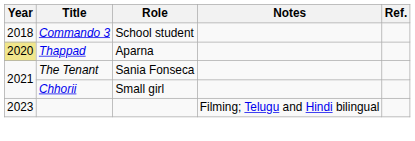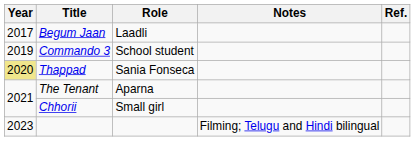+ row: (72, 32)
(20, 32) 2018 -> (20, 51) 2019
(135, 51) Aparna -> (155, 70) Sania Fonseca
(155, 70) Sania Fonseca -> (135, 88) Aparna
